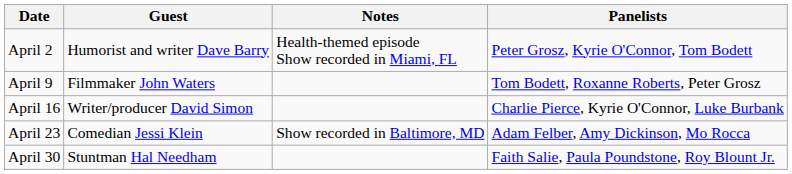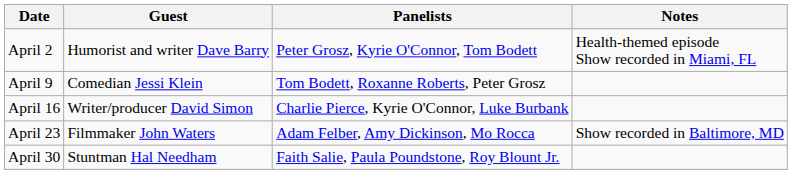columns swapped: (638, 16) <-> (380, 16)
(141, 83) Filmmaker John Waters -> (135, 83) Comedian Jessi Klein
(135, 132) Comedian Jessi Klein -> (141, 132) Filmmaker John Waters
